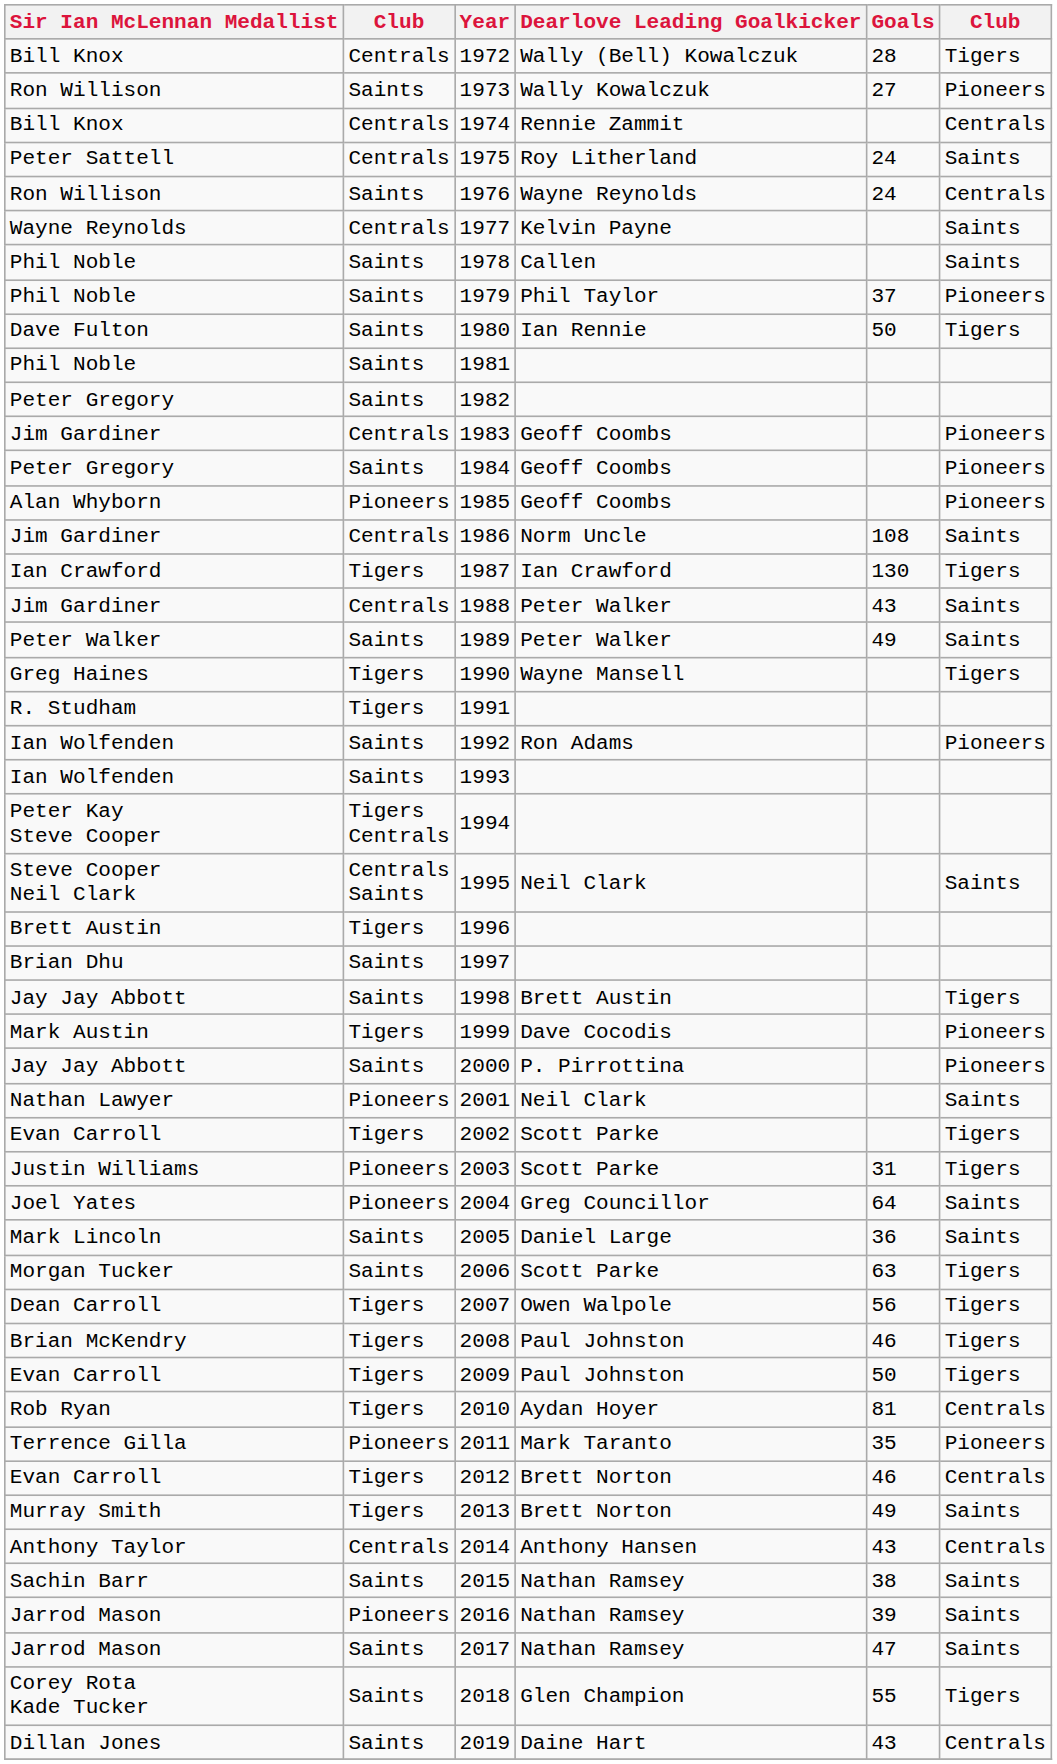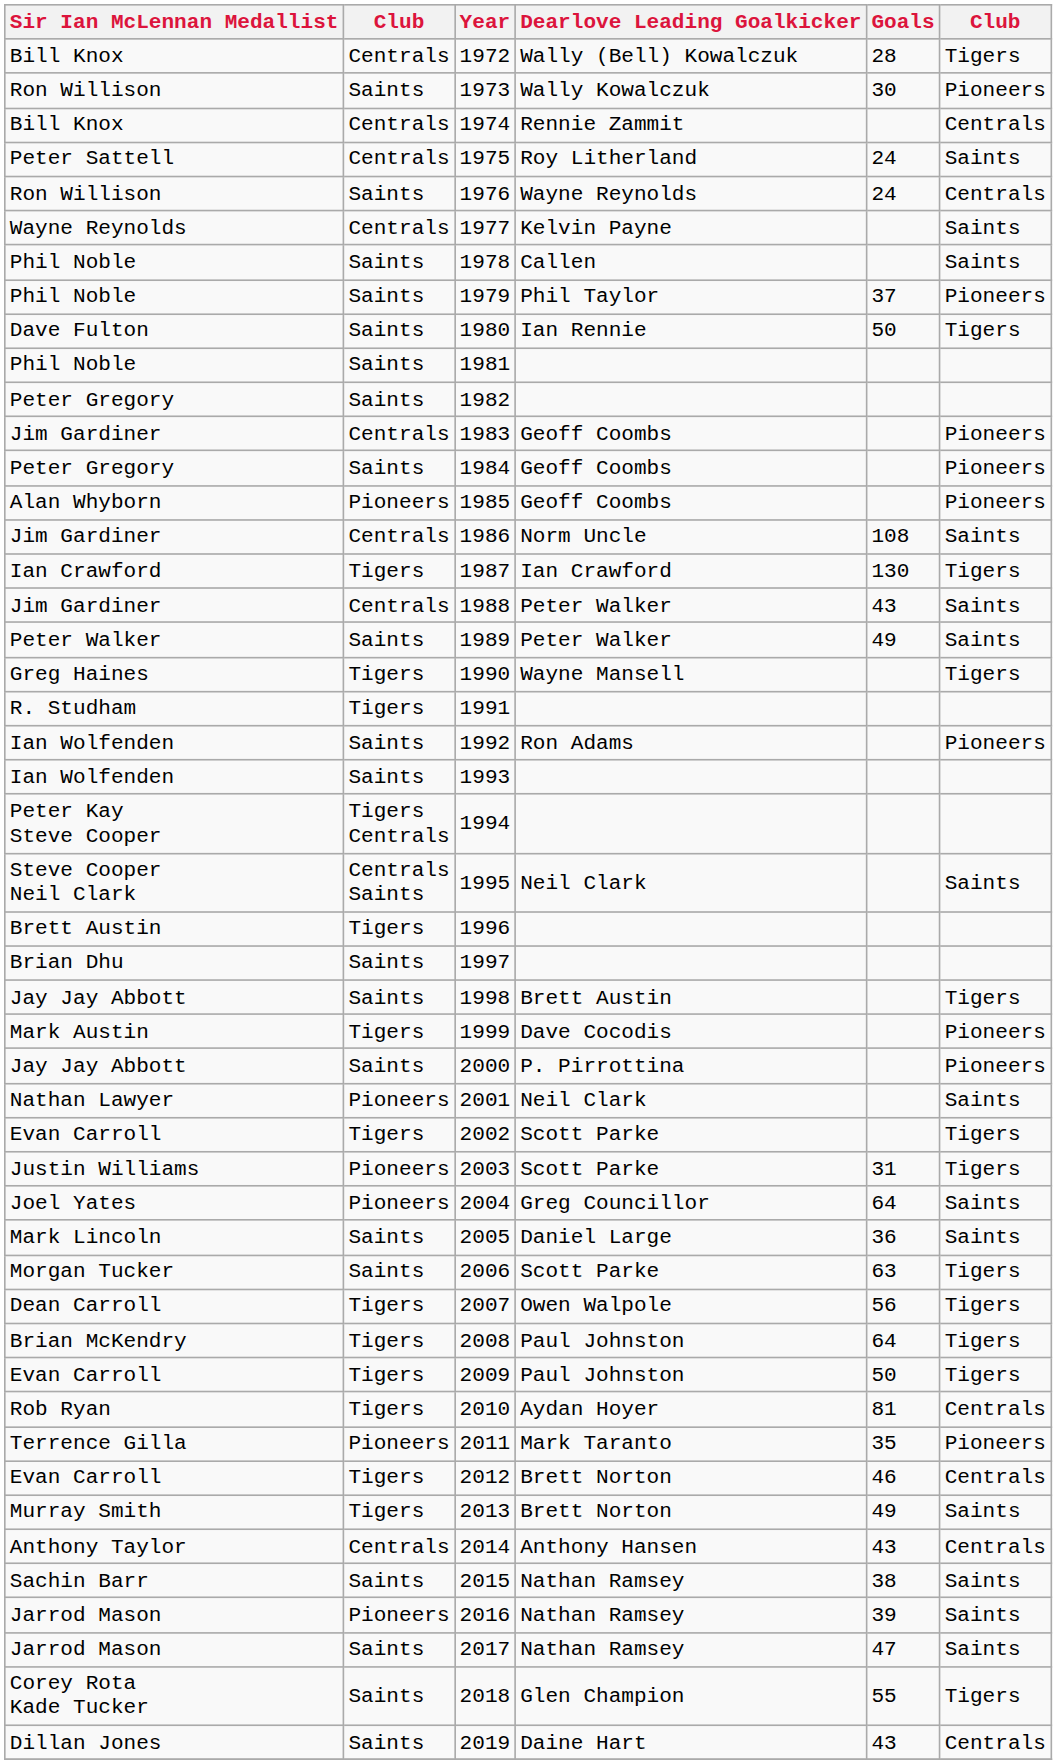(884, 91) 27 -> (884, 91) 30
(884, 1341) 46 -> (884, 1341) 64
